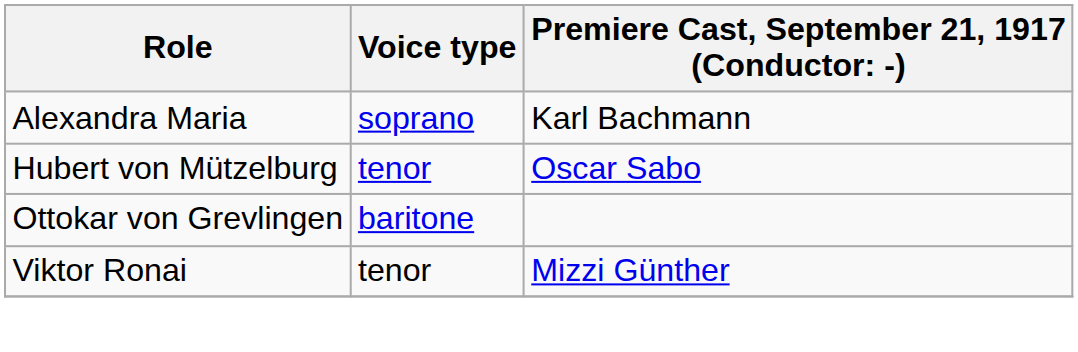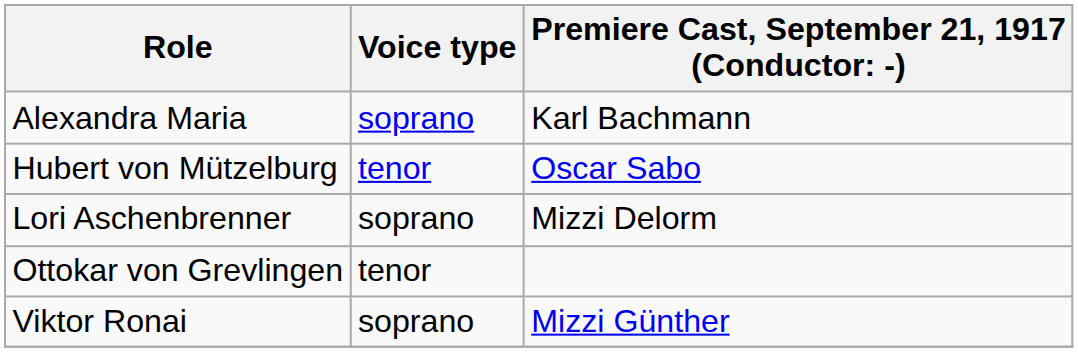+ row: (152, 219)
(416, 219) baritone -> (395, 270) tenor
(395, 270) tenor -> (416, 321) soprano
